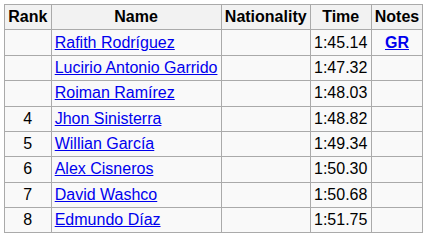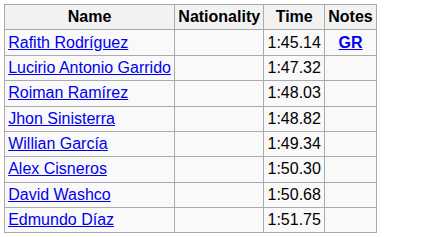- column: (28, 17)
